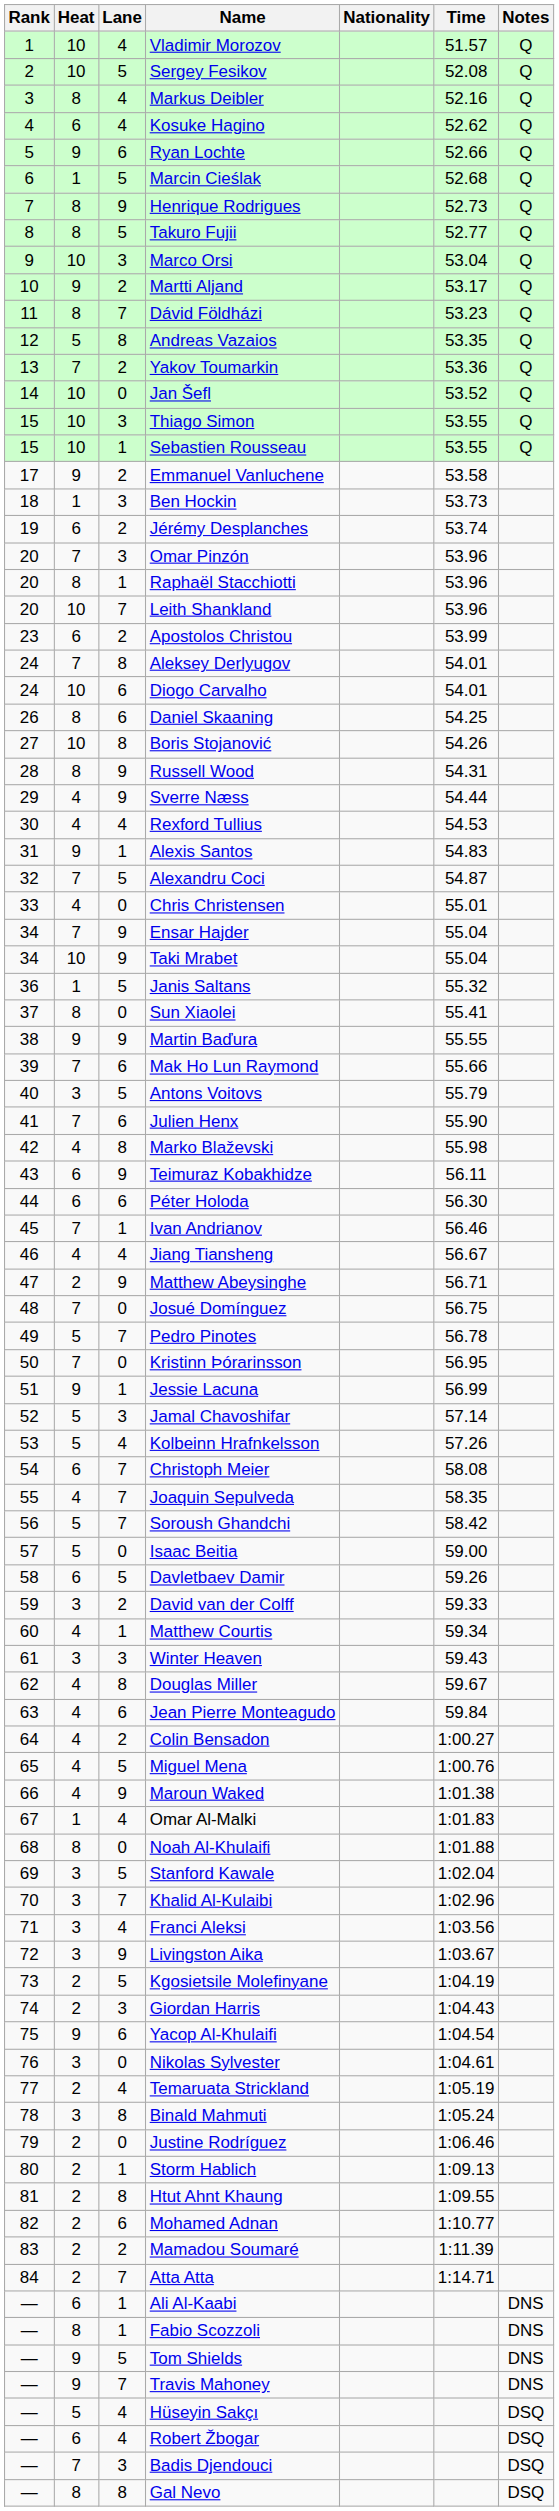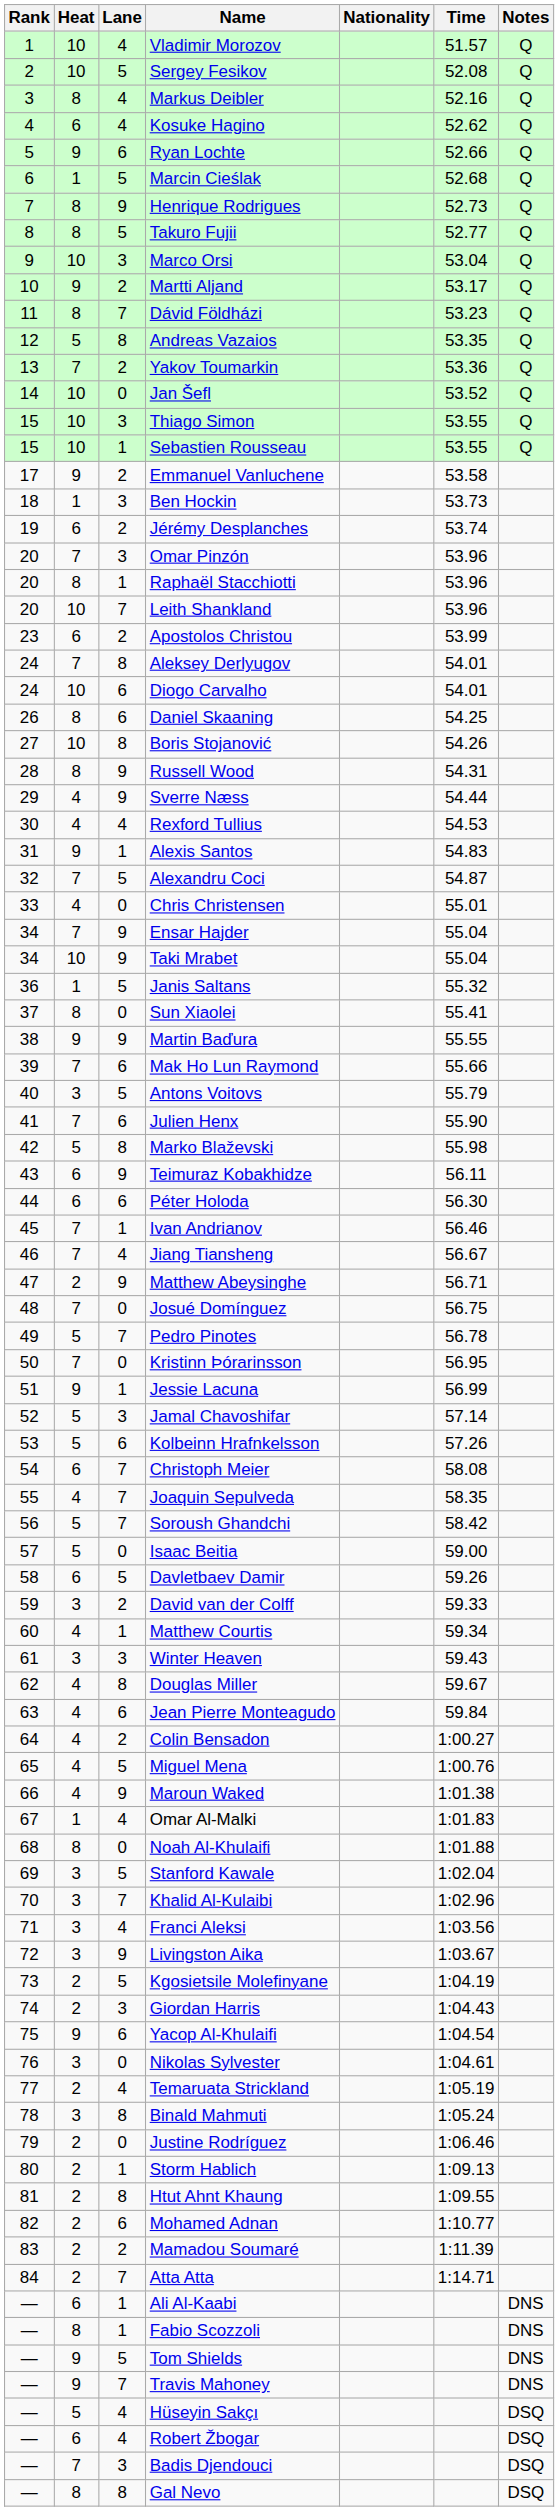(76, 1147) 4 -> (76, 1147) 5
(76, 1255) 4 -> (76, 1255) 7
(122, 1443) 4 -> (122, 1443) 6
